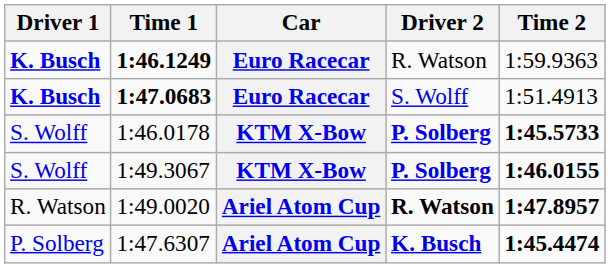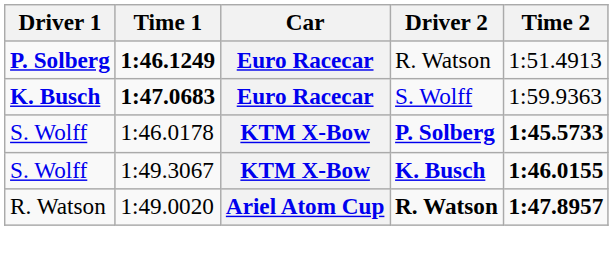(55, 59) K. Busch -> (60, 59) P. Solberg
(551, 59) 1:59.9363 -> (555, 59) 1:51.4913
(551, 96) 1:51.4913 -> (555, 96) 1:59.9363
(441, 170) P. Solberg -> (440, 170) K. Busch
- row: (163, 243)
